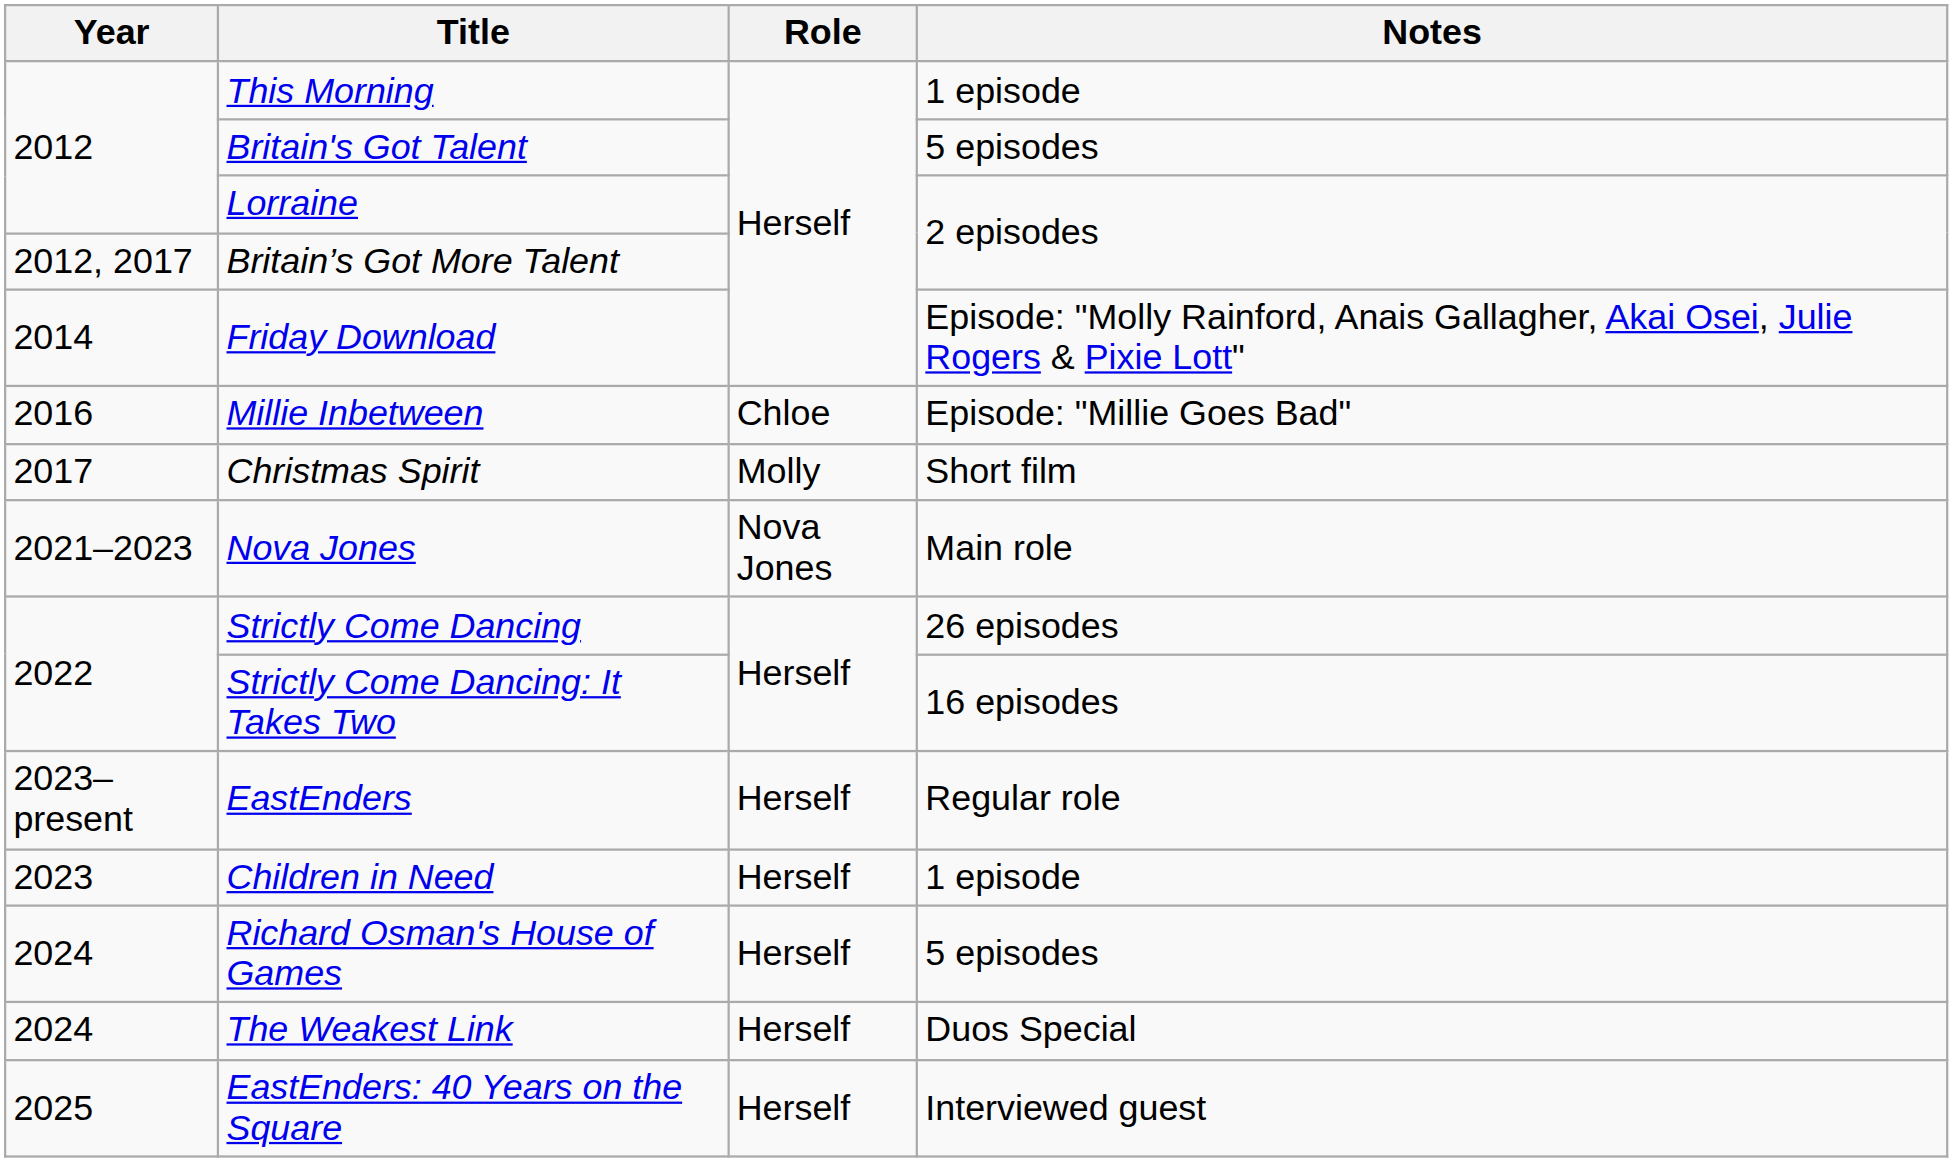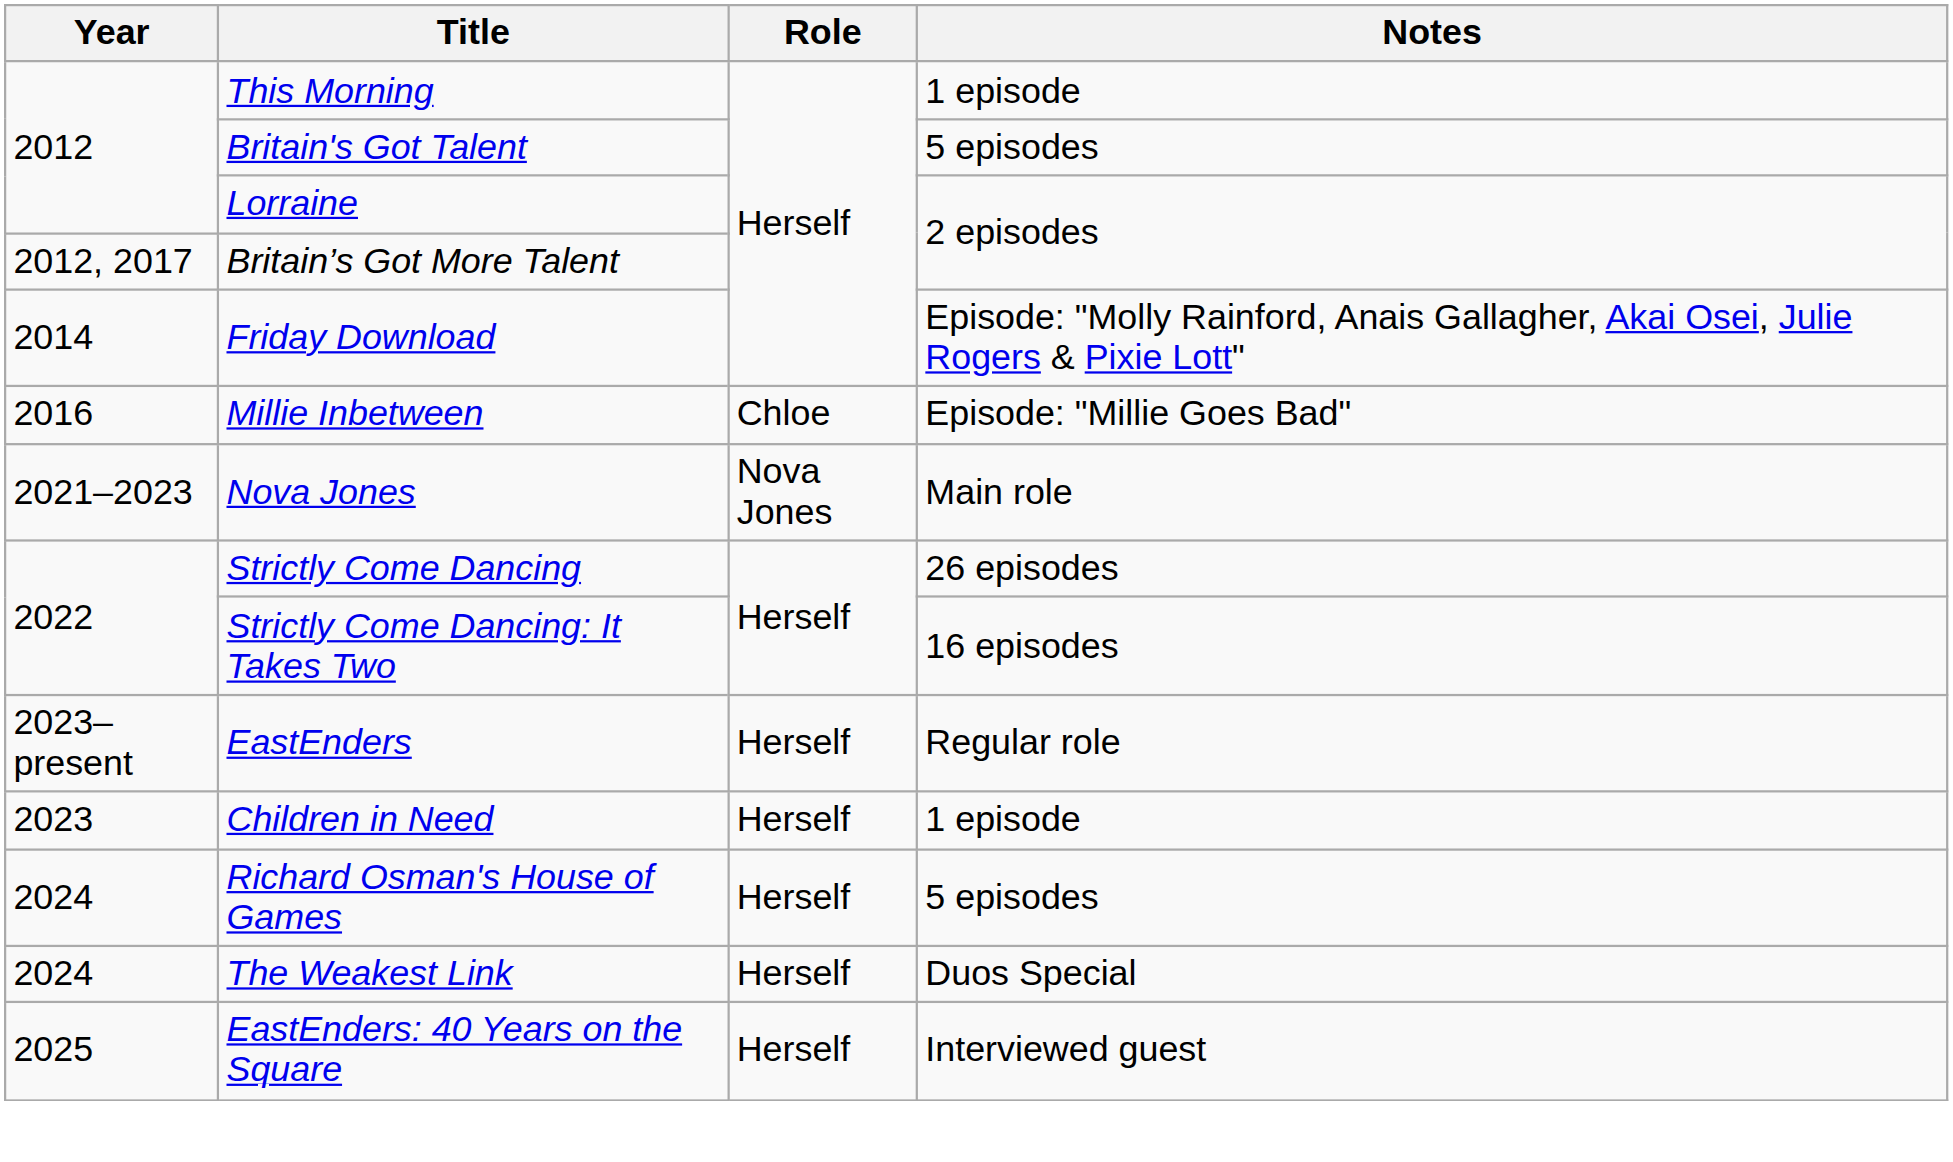- row: (353, 471)
